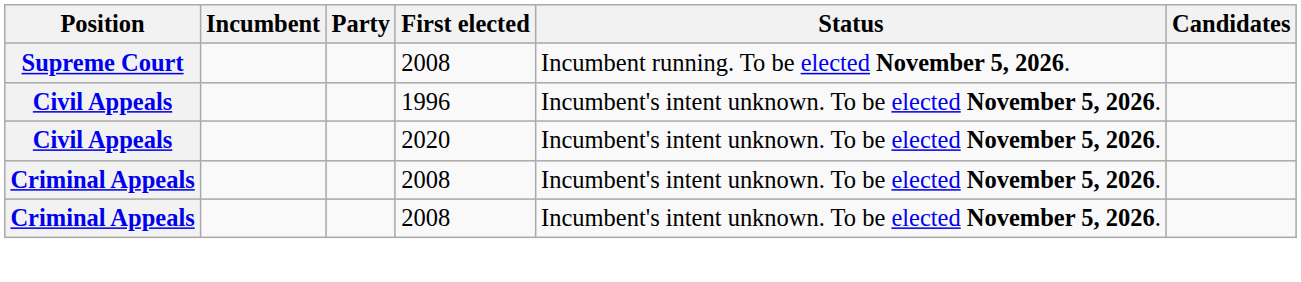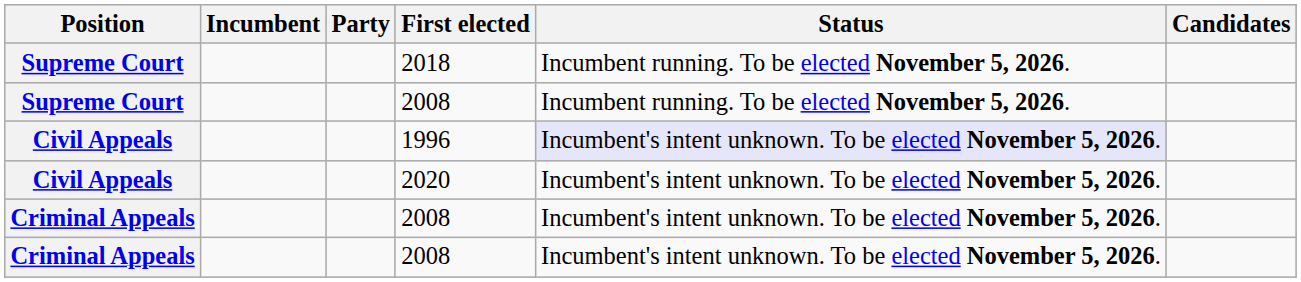+ row: (103, 62)
(851, 101) no background -> (851, 140) lavender background
